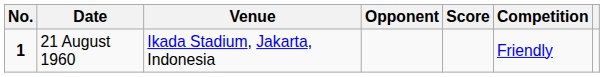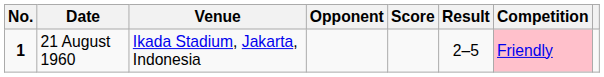+ column: (466, 16)
(525, 50) no background -> (525, 50) pink background
